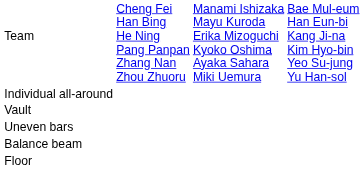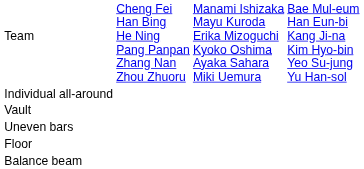rows swapped: (43, 144) <-> (18, 160)
